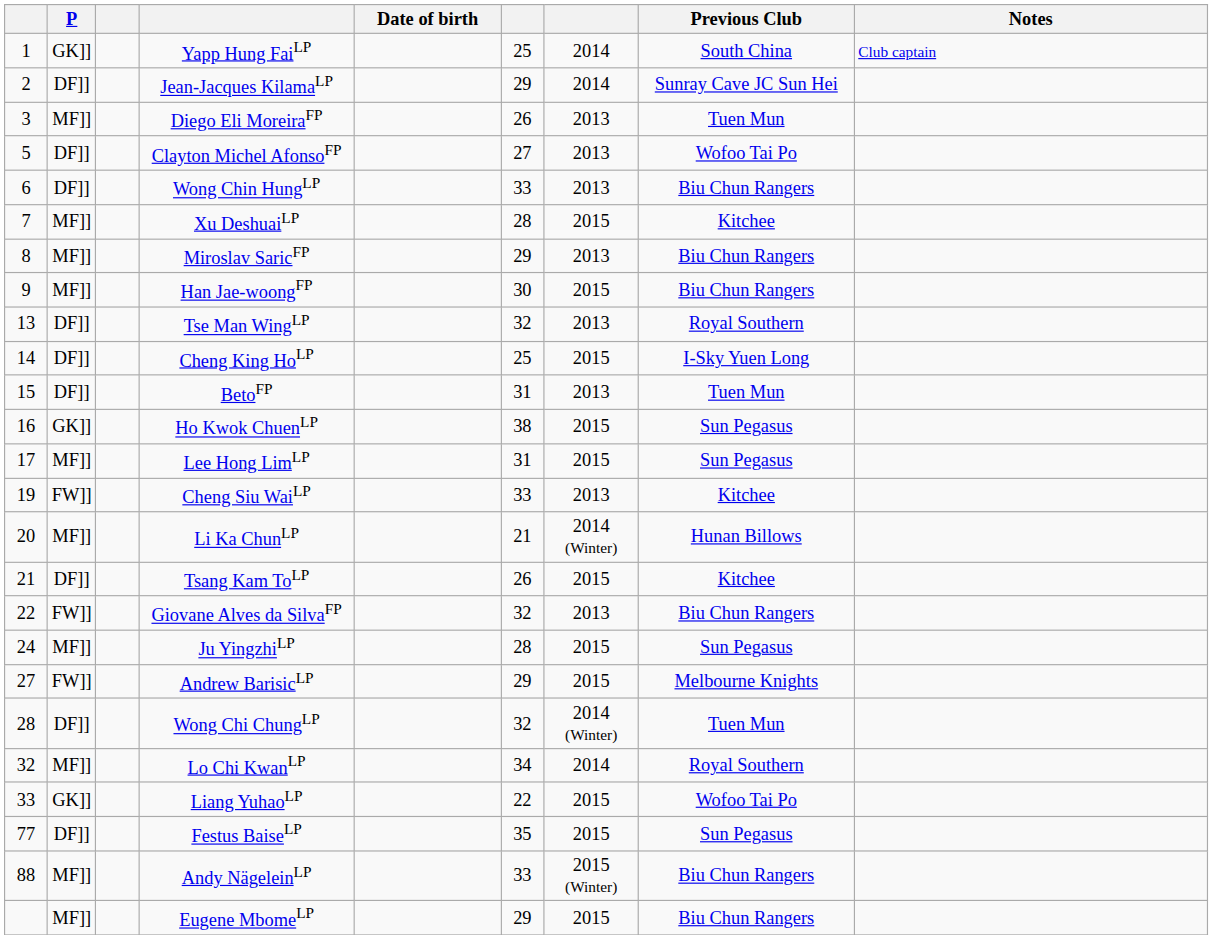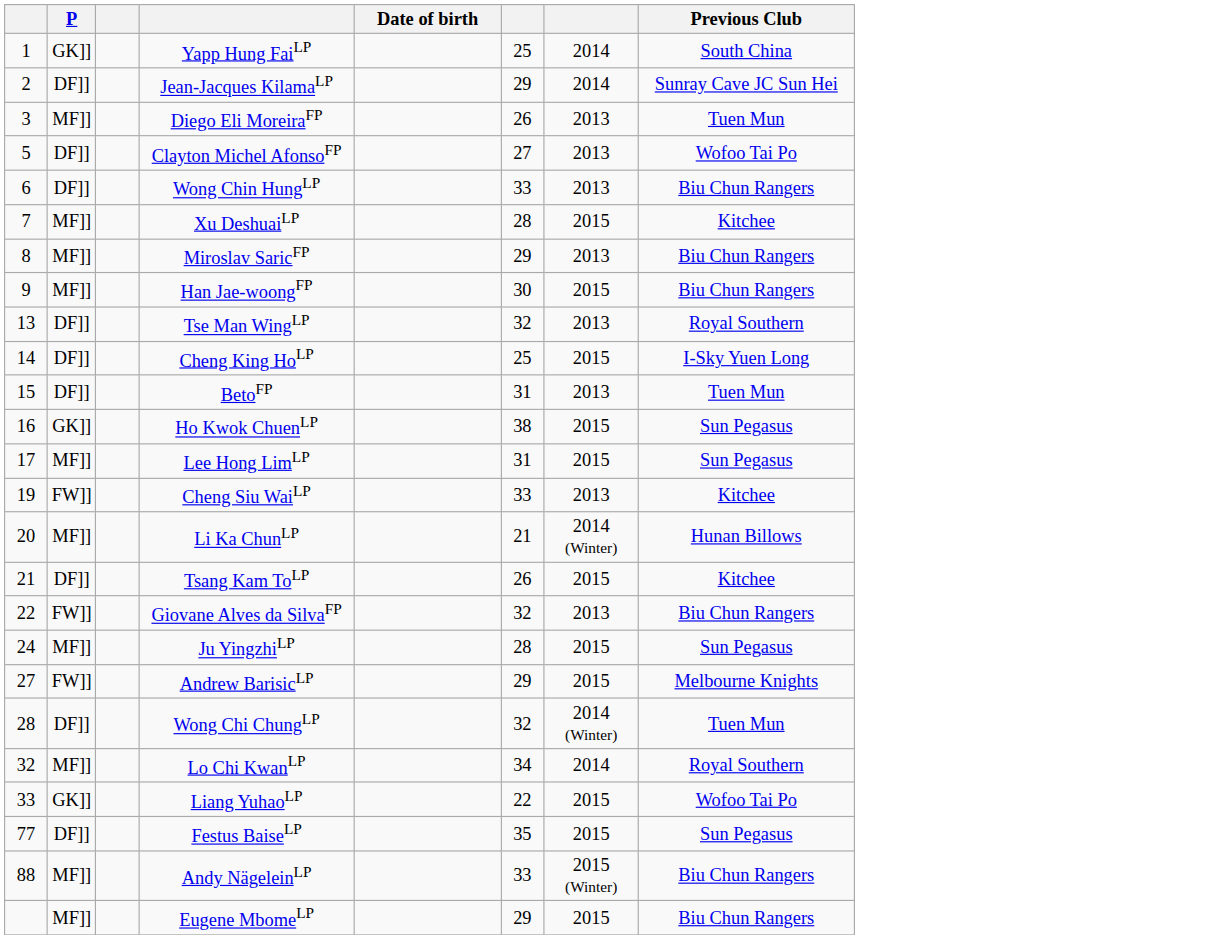- column: (1031, 19)
